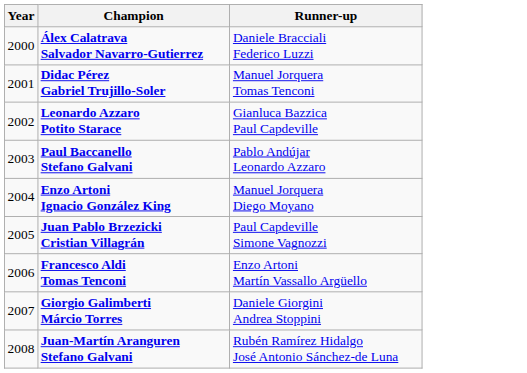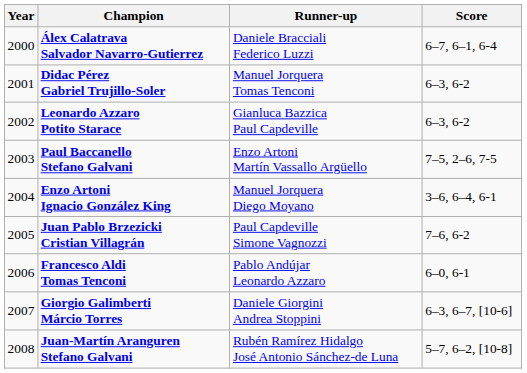+ column: (472, 15)
(279, 159) Pablo Andújar Leonardo Azzaro -> (300, 159) Enzo Artoni Martín Vassallo Argüello
(300, 273) Enzo Artoni Martín Vassallo Argüello -> (279, 273) Pablo Andújar Leonardo Azzaro
